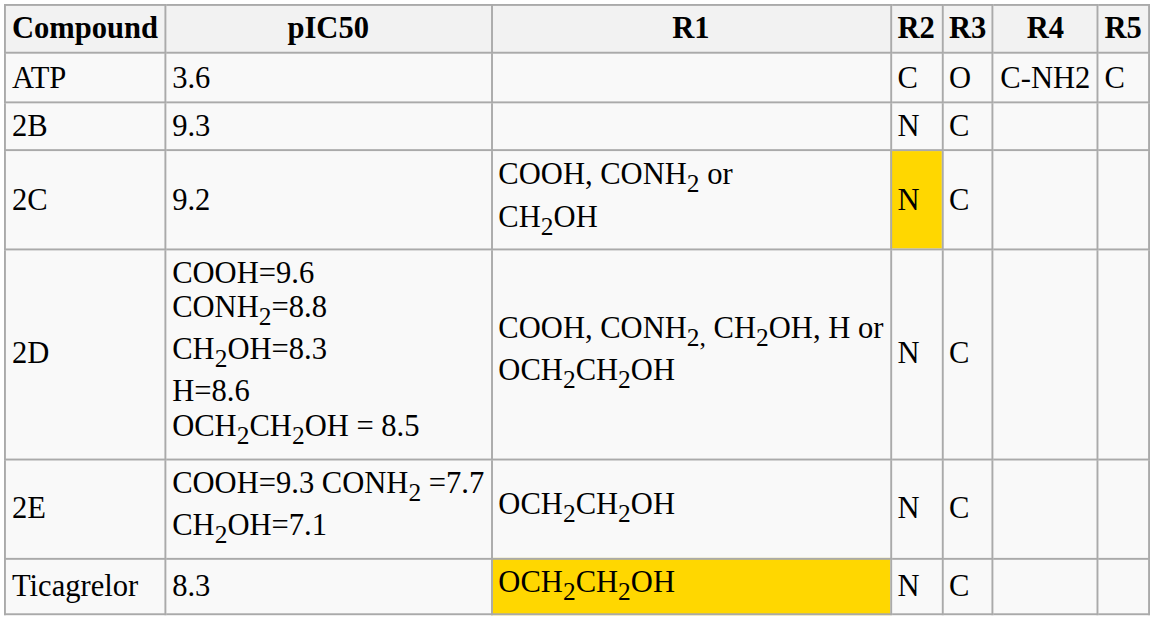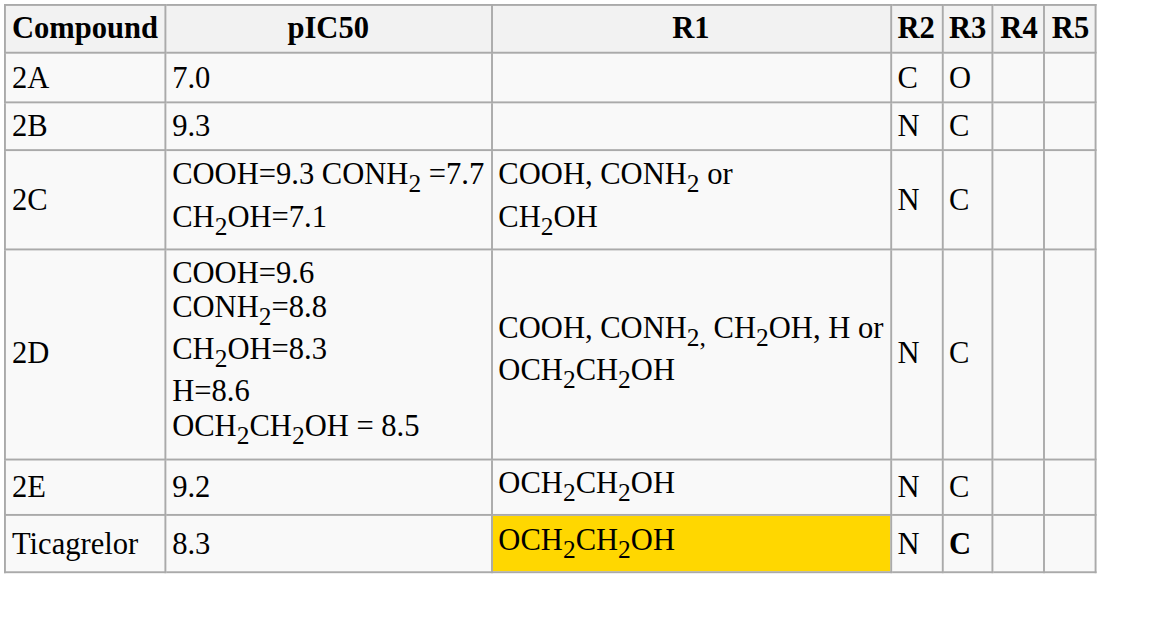- row: (39, 77)
+ row: (31, 77)
(191, 199) 9.2 -> (328, 199) COOH=9.3 CONH2 =7.7 CH2OH=7.1
(909, 199) gold background -> (909, 199) no background
(328, 508) COOH=9.3 CONH2 =7.7 CH2OH=7.1 -> (191, 486) 9.2
(959, 585) normal -> (960, 543) bold
